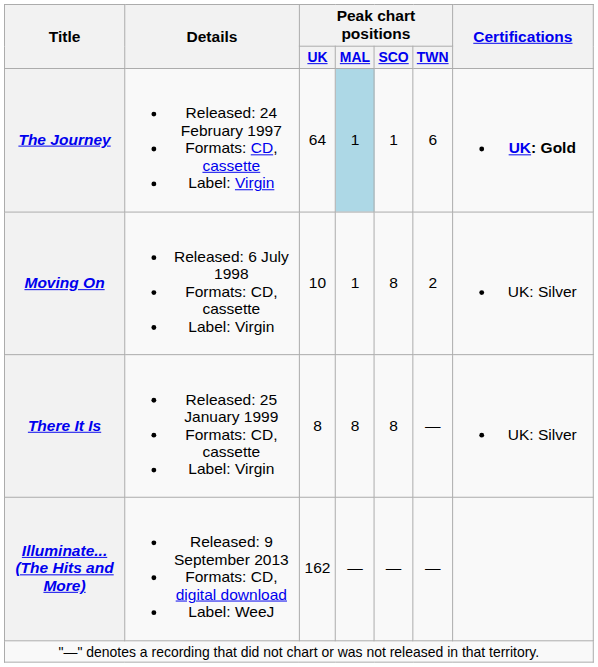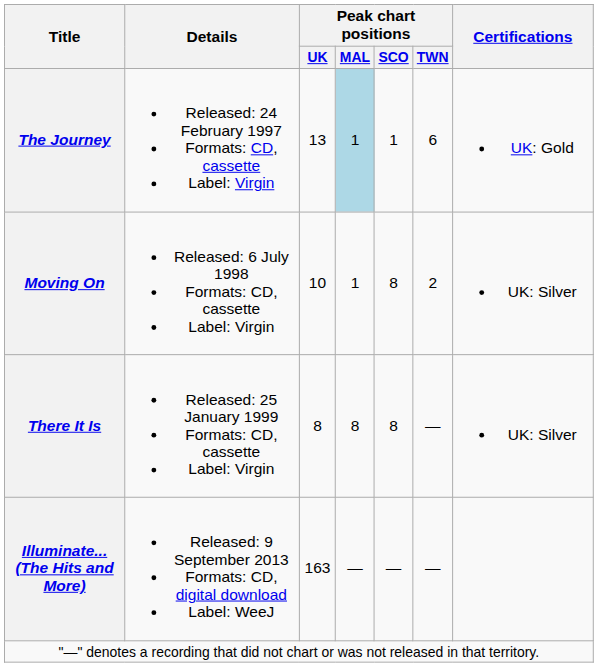(317, 140) 64 -> (317, 140) 13
(523, 149) bold -> (523, 149) normal
(317, 568) 162 -> (317, 568) 163
